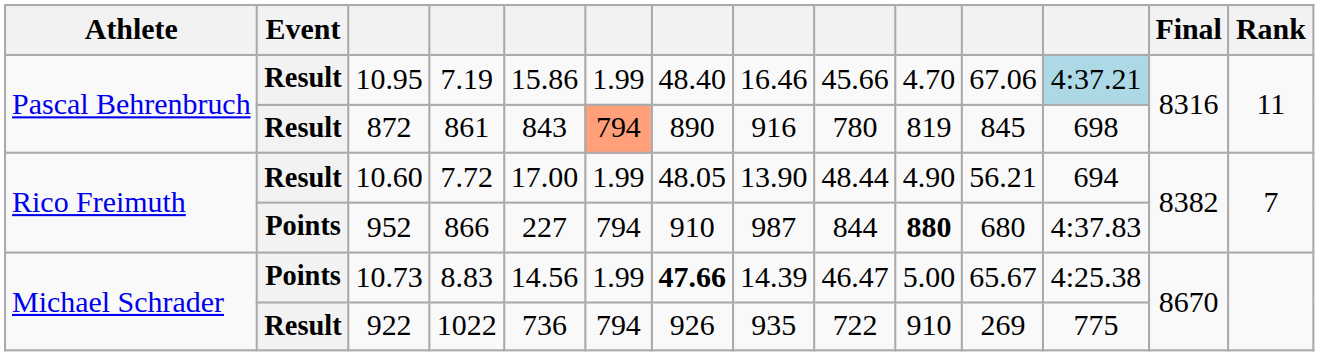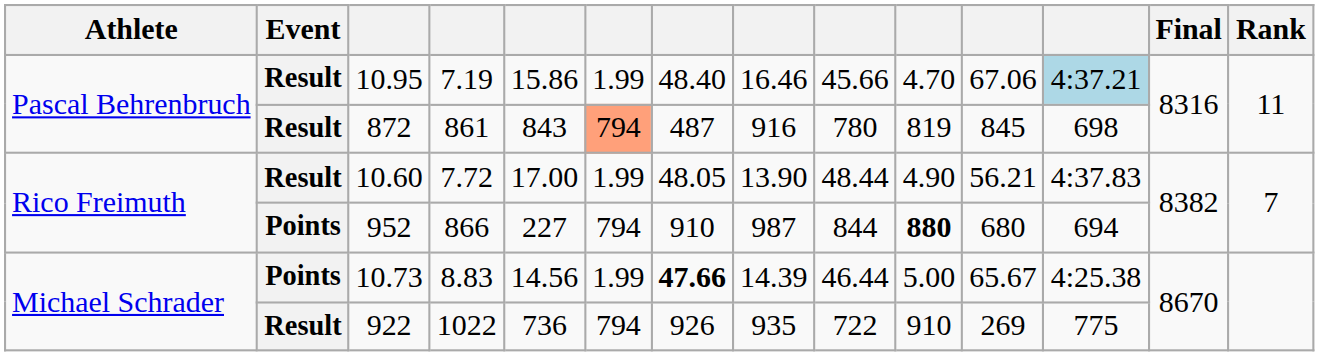(692, 128) 890 -> (692, 128) 487
(1096, 177) 694 -> (1096, 177) 4:37.83
(1096, 227) 4:37.83 -> (1096, 227) 694
(855, 276) 46.47 -> (855, 276) 46.44
